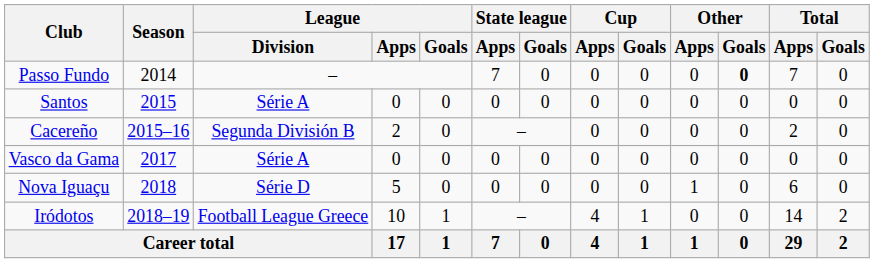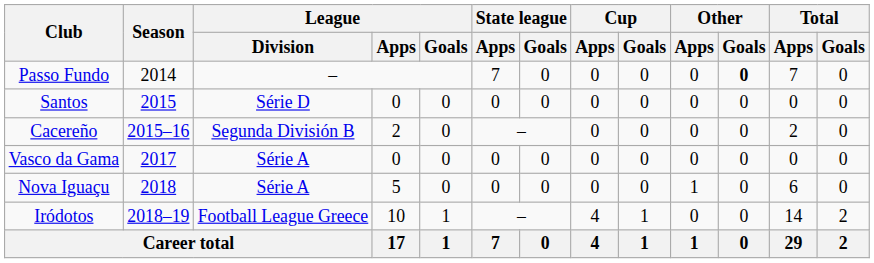(283, 103) Série A -> (283, 103) Série D
(283, 187) Série D -> (283, 187) Série A
